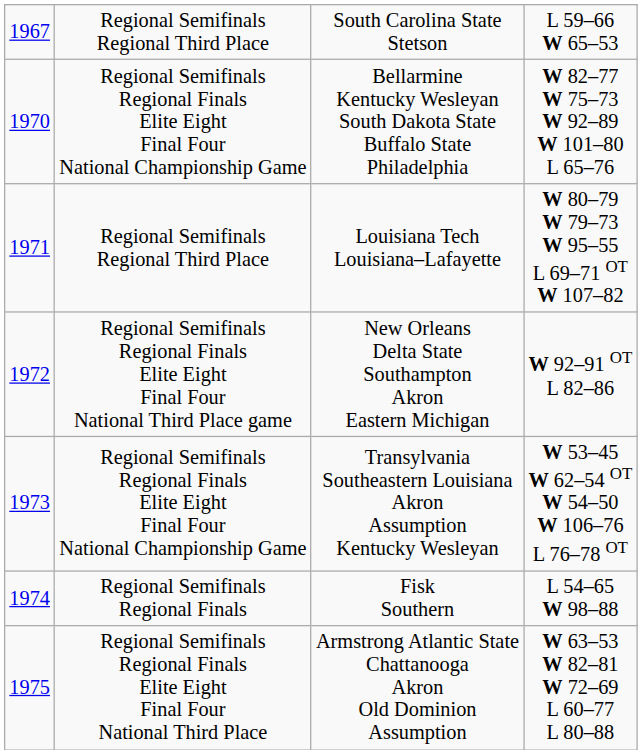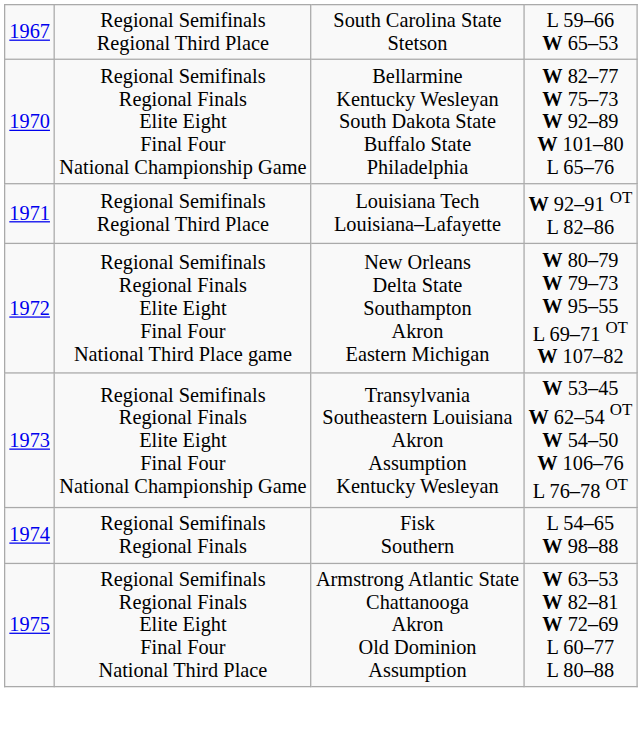(580, 247) W 80–79 W 79–73 W 95–55 L 69–71 OT W 107–82 -> (580, 213) W 92–91 OT L 82–86
(580, 374) W 92–91 OT L 82–86 -> (580, 308) W 80–79 W 79–73 W 95–55 L 69–71 OT W 107–82
